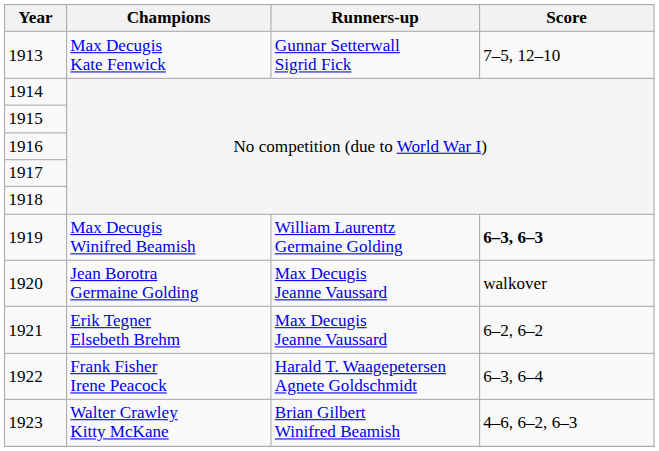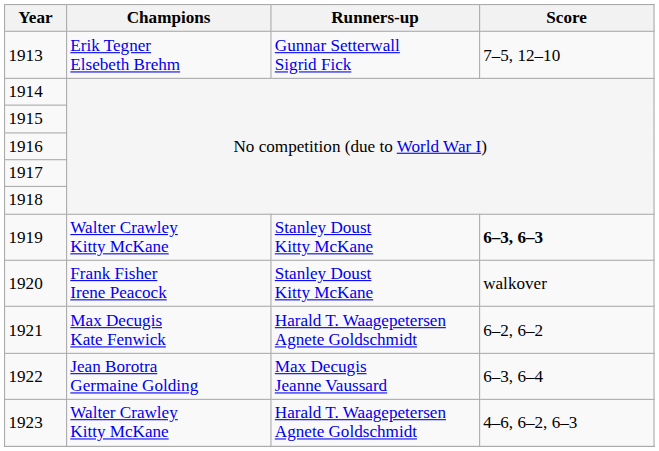(118, 54) Max Decugis Kate Fenwick -> (125, 54) Erik Tegner Elsebeth Brehm
(133, 237) Max Decugis Winifred Beamish -> (124, 237) Walter Crawley Kitty McKane
(339, 237) William Laurentz Germaine Golding -> (324, 237) Stanley Doust Kitty McKane
(134, 283) Jean Borotra Germaine Golding -> (119, 283) Frank Fisher Irene Peacock
(331, 283) Max Decugis Jeanne Vaussard -> (324, 283) Stanley Doust Kitty McKane
(125, 329) Erik Tegner Elsebeth Brehm -> (118, 329) Max Decugis Kate Fenwick
(331, 329) Max Decugis Jeanne Vaussard -> (360, 329) Harald T. Waagepetersen Agnete Goldschmidt
(119, 376) Frank Fisher Irene Peacock -> (134, 376) Jean Borotra Germaine Golding
(360, 376) Harald T. Waagepetersen Agnete Goldschmidt -> (331, 376) Max Decugis Jeanne Vaussard
(337, 422) Brian Gilbert Winifred Beamish -> (360, 422) Harald T. Waagepetersen Agnete Goldschmidt
